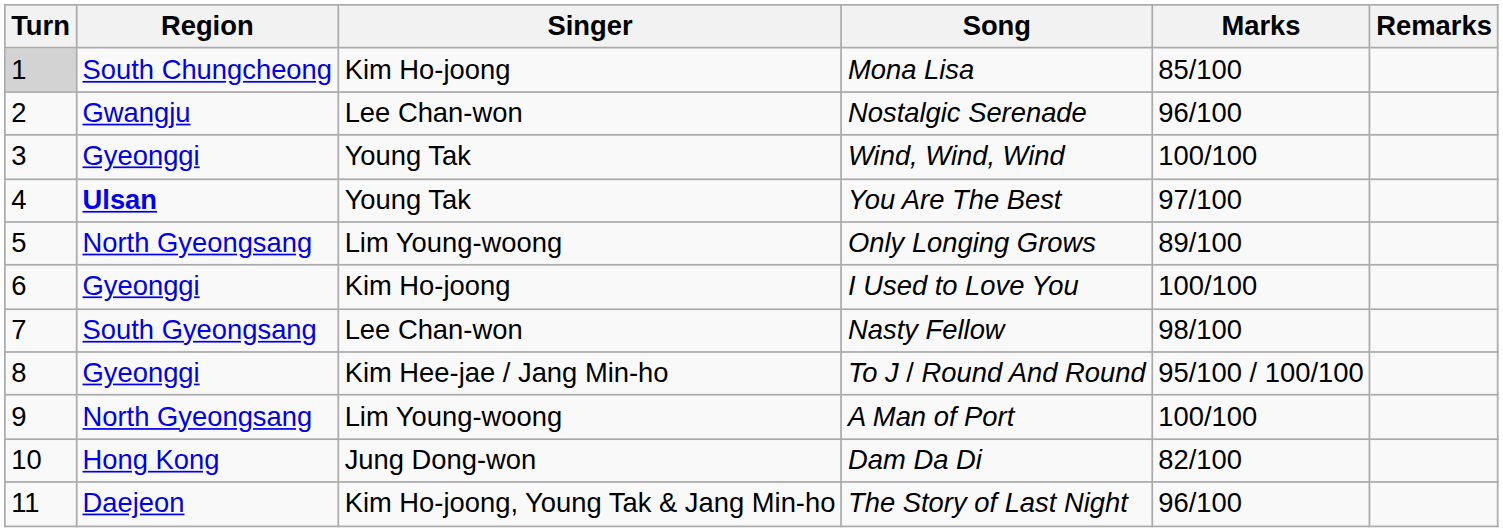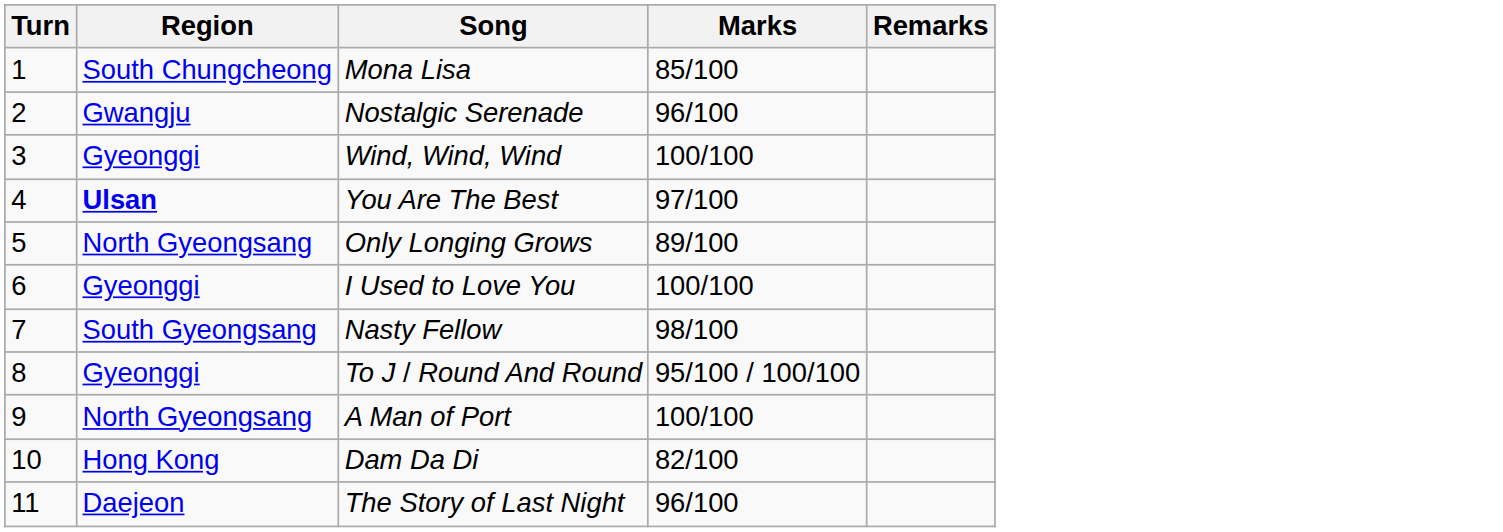- column: (590, 26)
(19, 69) lightgrey background -> (19, 69) no background
